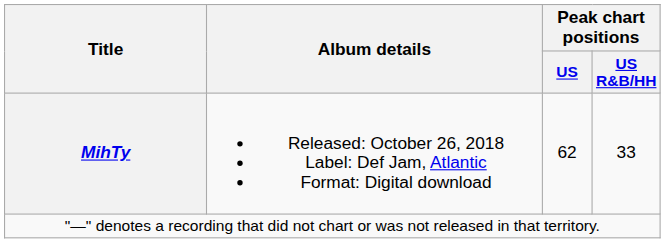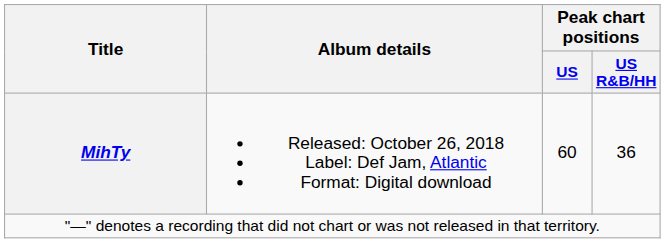(567, 153) 62 -> (567, 153) 60
(626, 153) 33 -> (626, 153) 36
